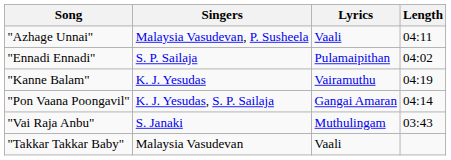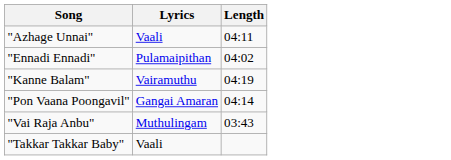- column: (222, 15)
